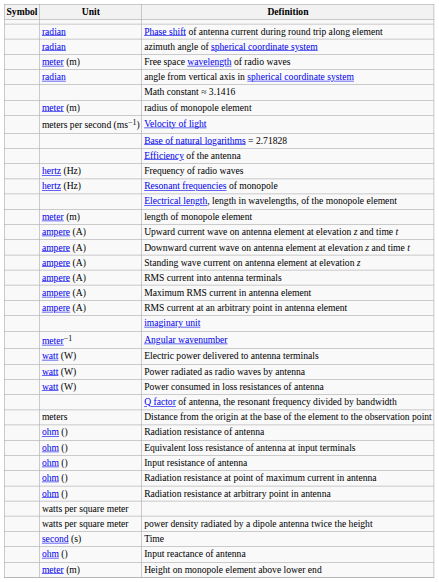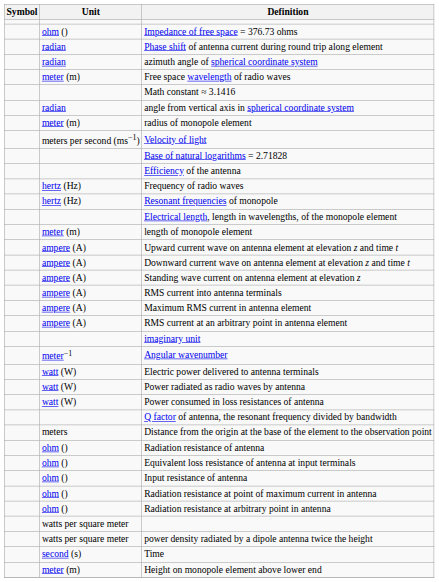+ row: (55, 31)
rows swapped: (91, 92) <-> (54, 77)
- row: (55, 554)
